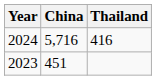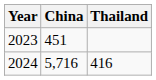rows swapped: (23, 63) <-> (23, 39)
